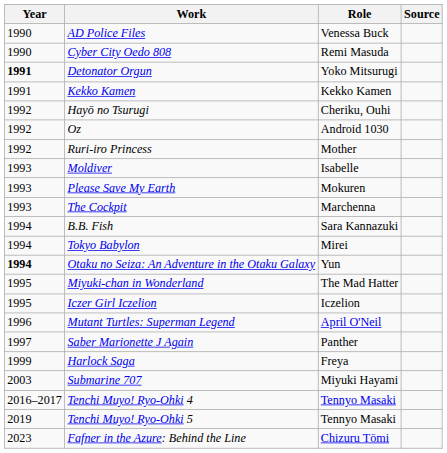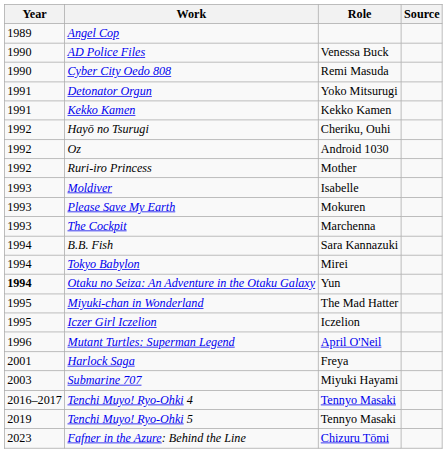+ row: (93, 33)
(19, 71) bold -> (19, 91) normal
- row: (130, 341)
(19, 361) 1999 -> (19, 361) 2001
